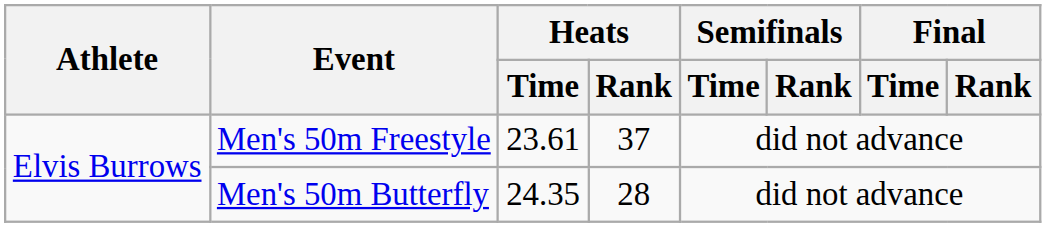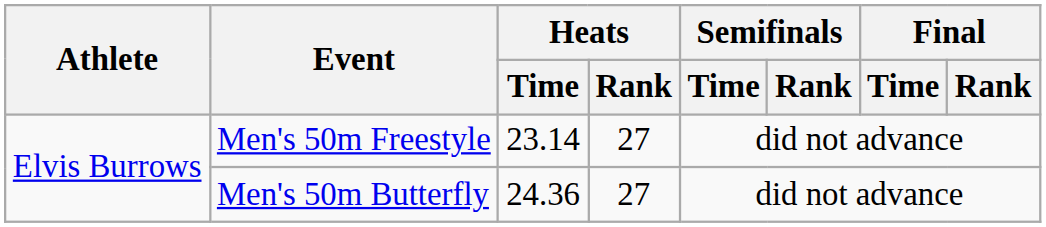(543, 140) 23.61 -> (543, 140) 23.14
(634, 140) 37 -> (634, 140) 27
(543, 194) 24.35 -> (543, 194) 24.36
(634, 194) 28 -> (634, 194) 27
